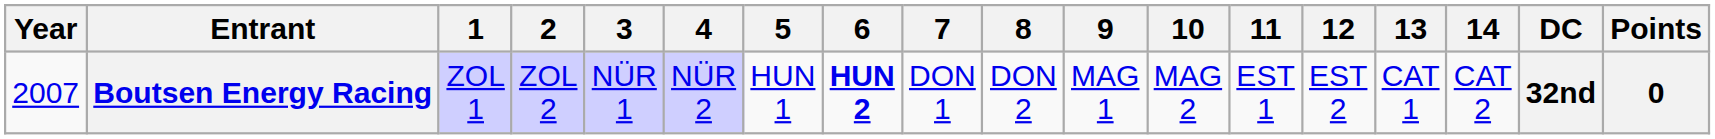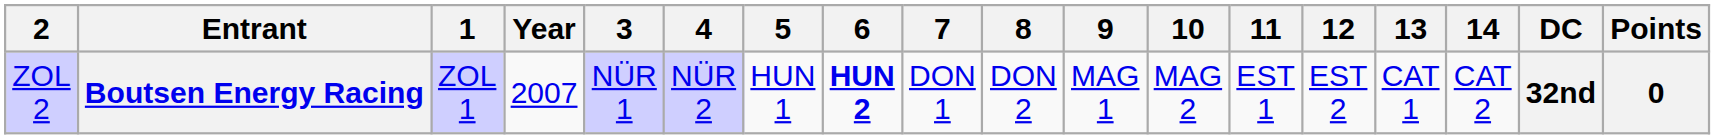columns swapped: (46, 28) <-> (548, 28)
